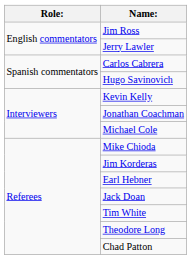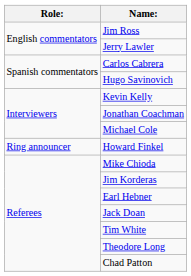+ row: (133, 146)
